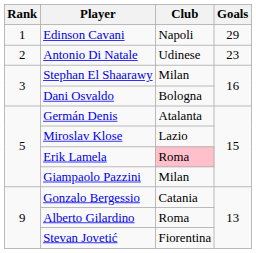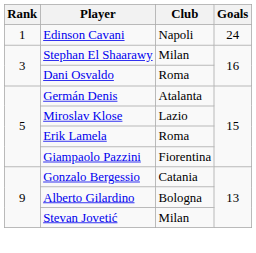(233, 34) 29 -> (233, 34) 24
- row: (90, 55)
(180, 95) Bologna -> (174, 75) Roma
(174, 156) pink background -> (174, 136) no background
(174, 177) Milan -> (185, 156) Fiorentina
(174, 217) Roma -> (180, 197) Bologna
(185, 237) Fiorentina -> (174, 217) Milan
